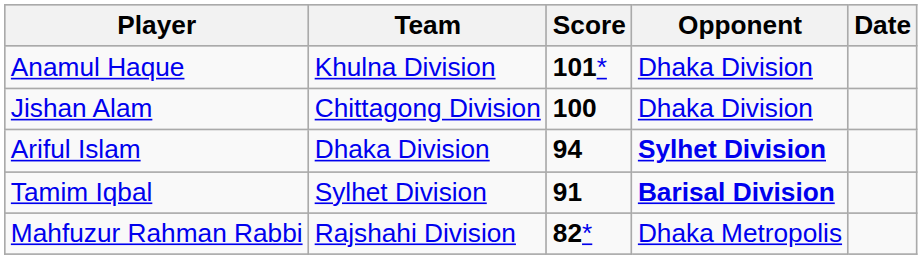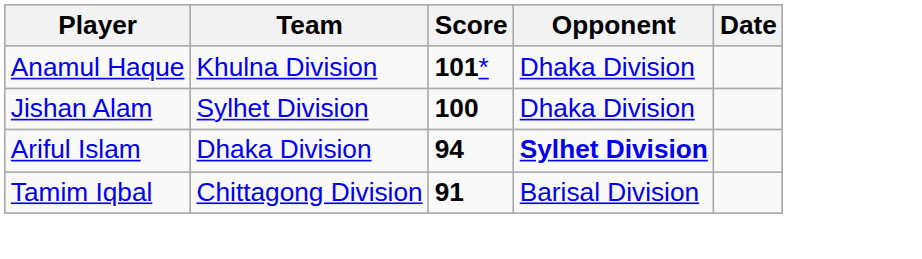(428, 108) Chittagong Division -> (283, 108) Sylhet Division
(401, 191) Sylhet Division -> (310, 191) Chittagong Division
(736, 191) bold -> (609, 191) normal
- row: (157, 233)
